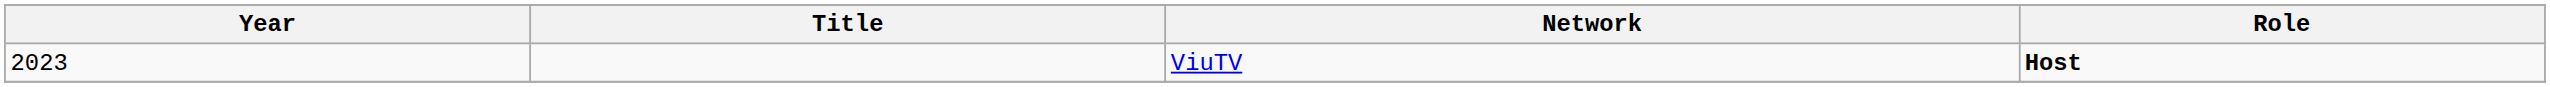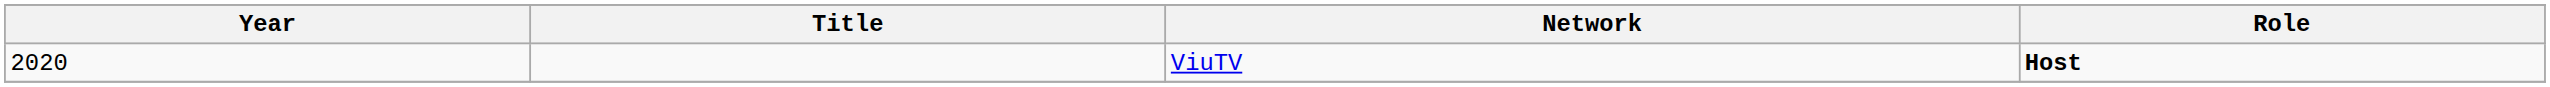(39, 63) 2023 -> (39, 63) 2020
